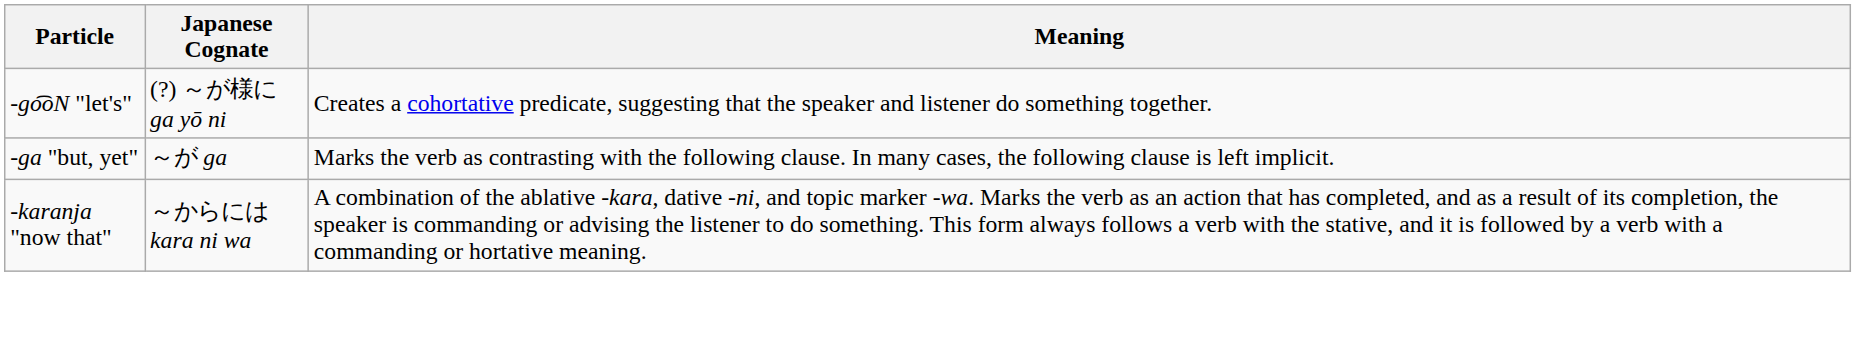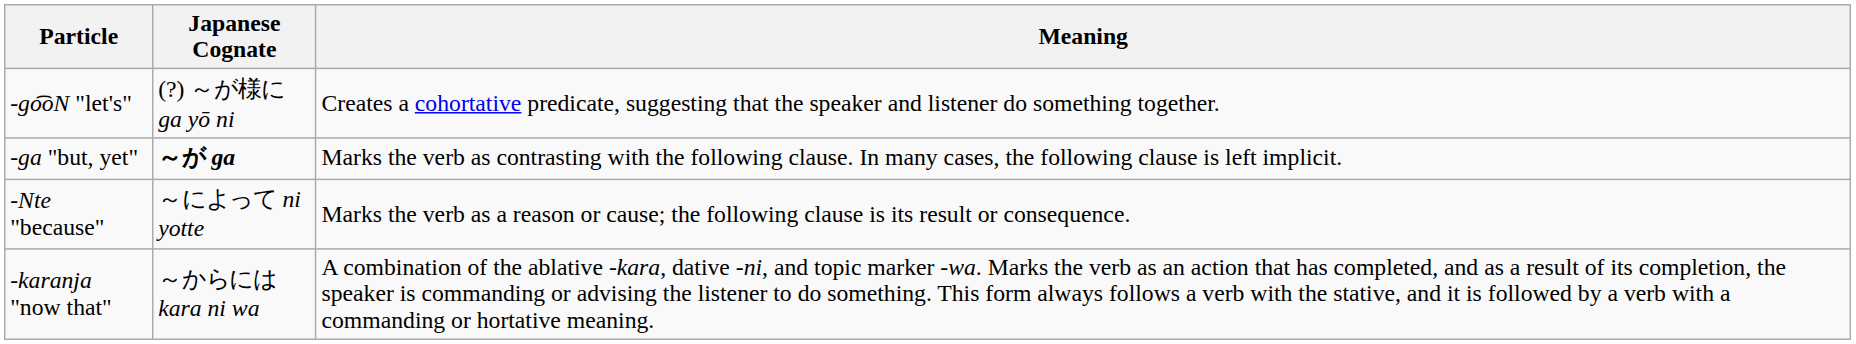(189, 157) normal -> (197, 157) bold
+ row: (57, 213)
